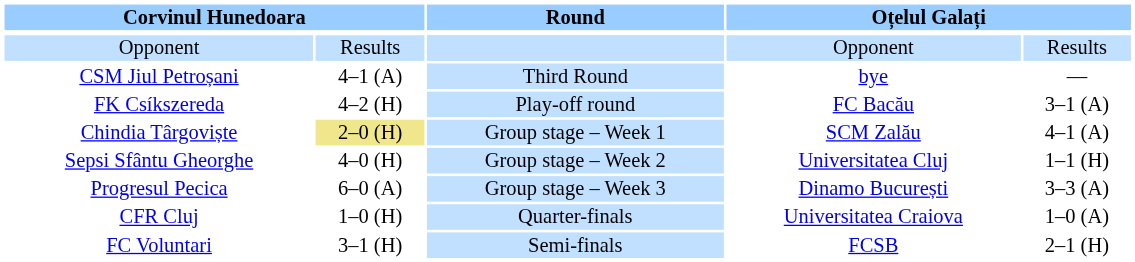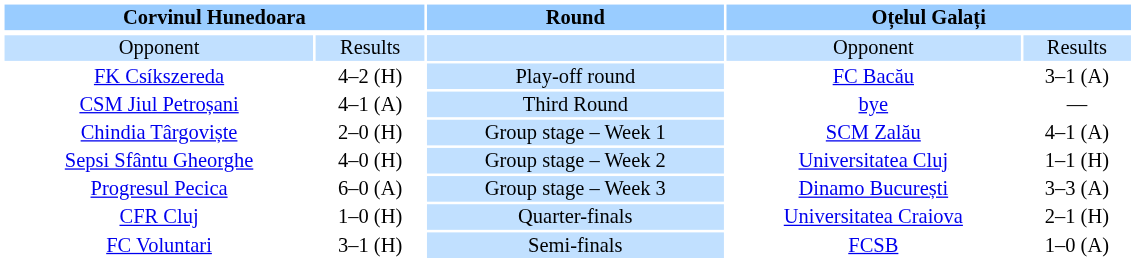rows swapped: (159, 76) <-> (159, 104)
(370, 132) khaki background -> (370, 132) no background
(1077, 216) 1–0 (A) -> (1077, 216) 2–1 (H)
(1077, 245) 2–1 (H) -> (1077, 245) 1–0 (A)
